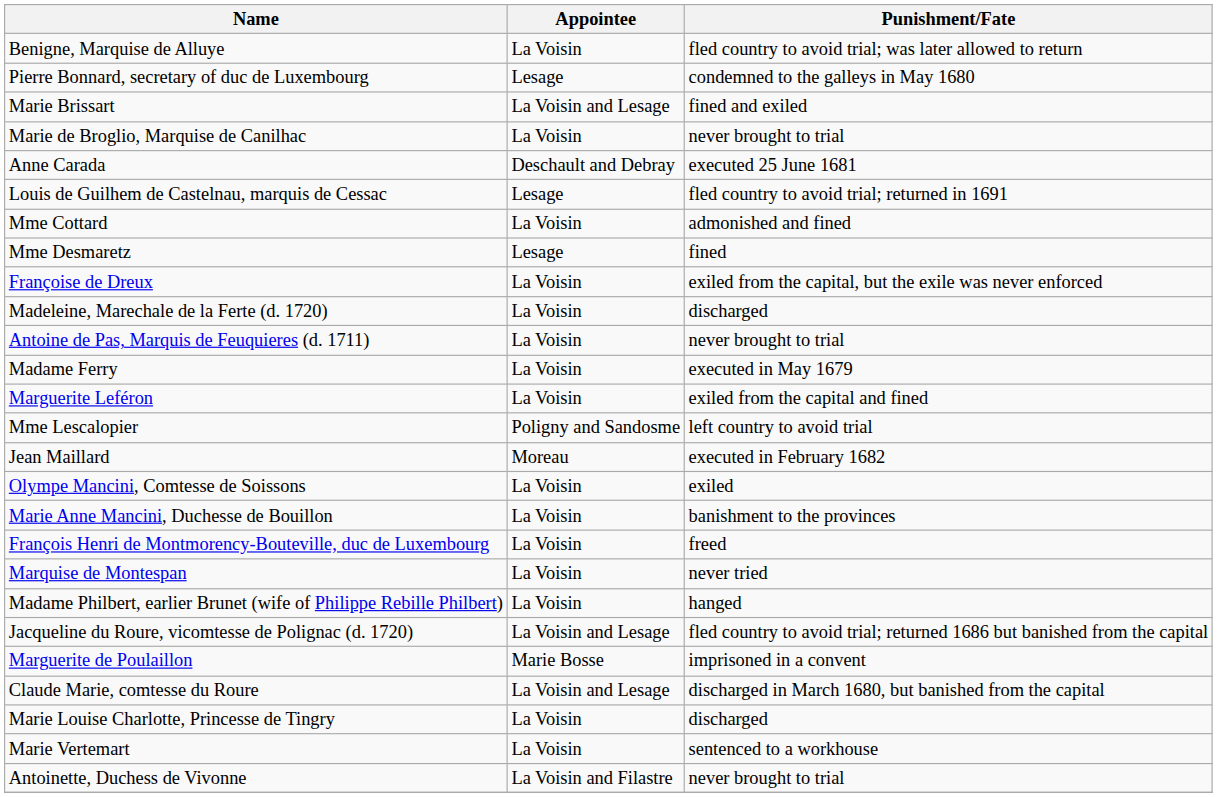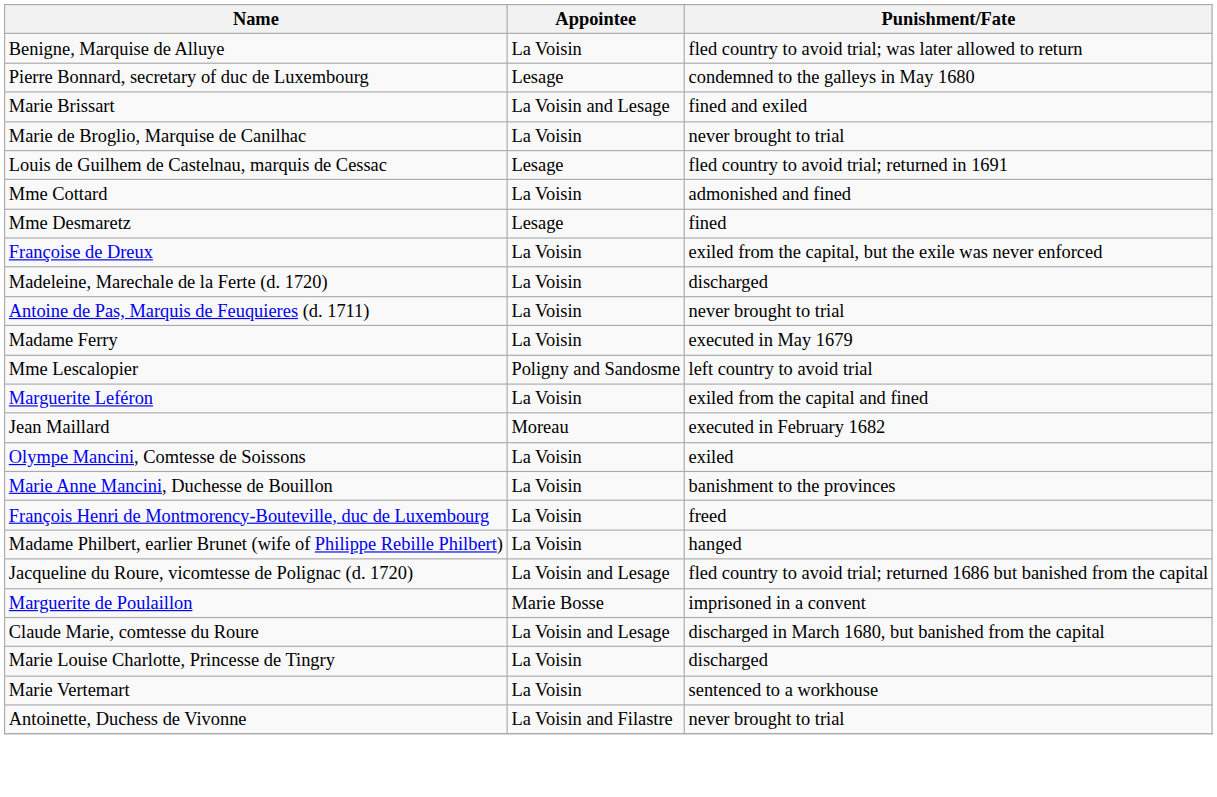- row: (57, 164)
rows swapped: (81, 398) <-> (73, 427)
- row: (98, 573)
